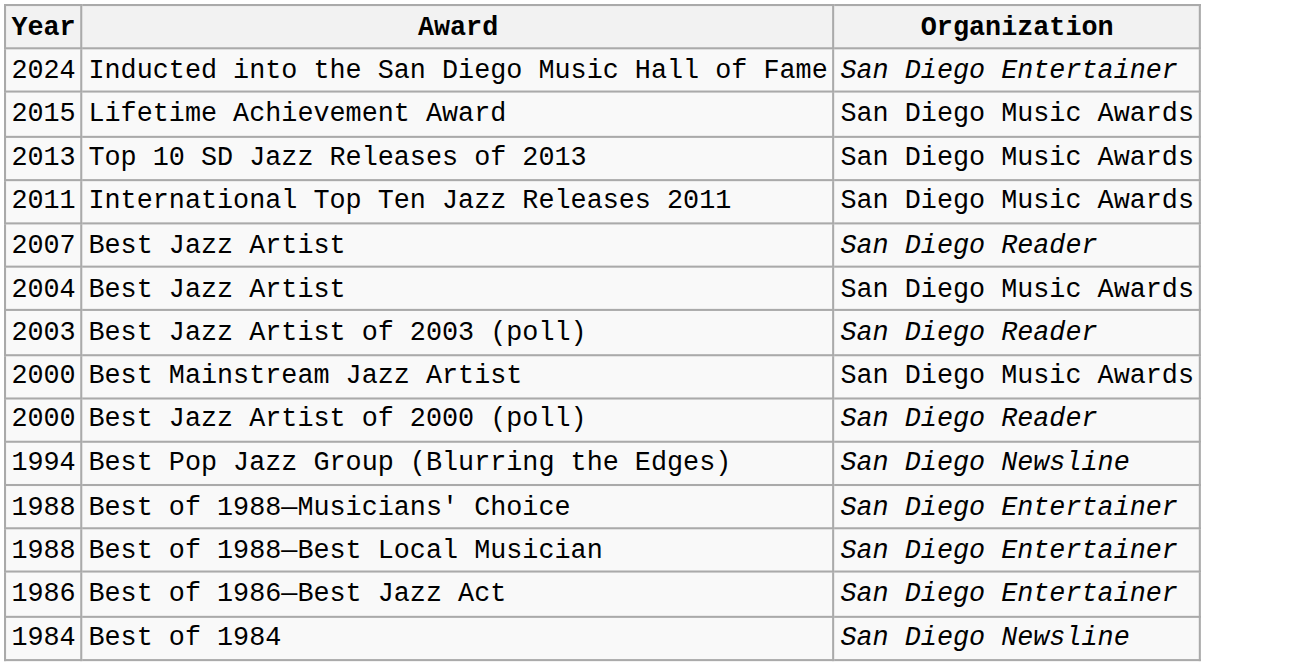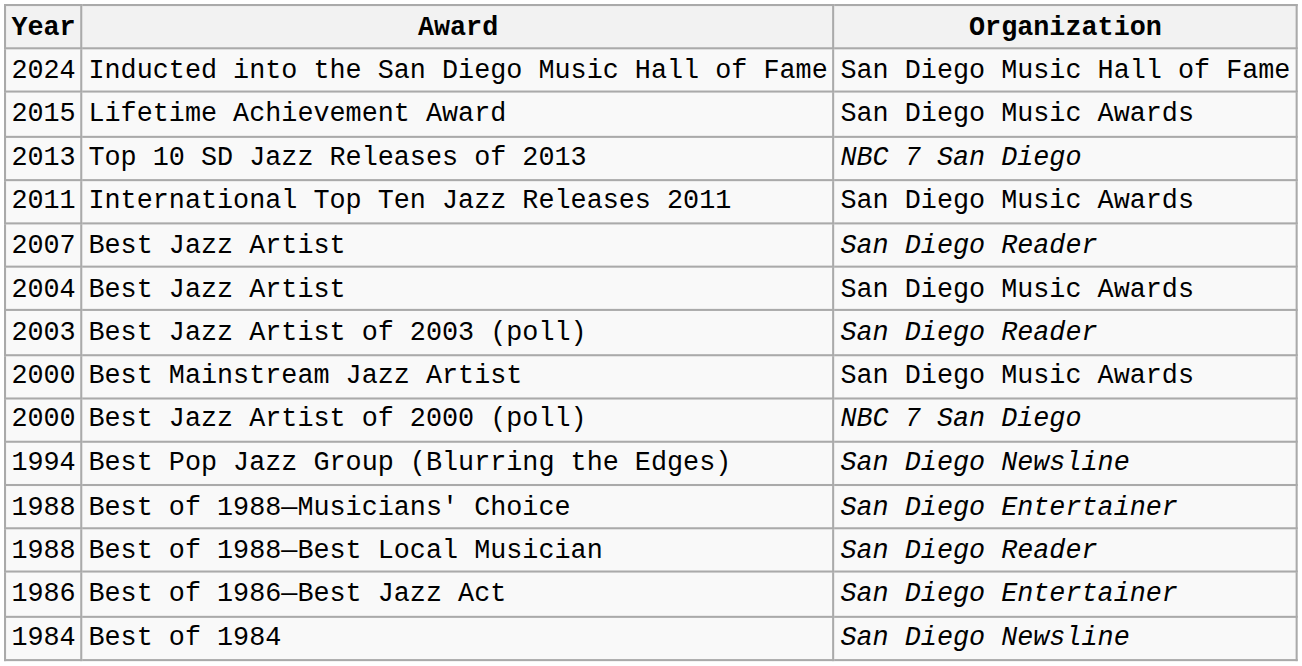(1009, 70) San Diego Entertainer -> (1065, 70) San Diego Music Hall of Fame
(1017, 158) San Diego Music Awards -> (961, 158) NBC 7 San Diego
(969, 420) San Diego Reader -> (961, 420) NBC 7 San Diego
(1009, 551) San Diego Entertainer -> (969, 551) San Diego Reader
